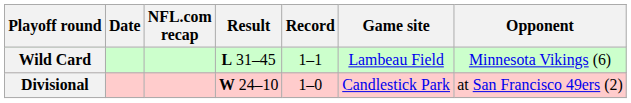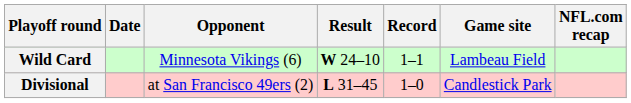columns swapped: (540, 25) <-> (180, 25)
(249, 60) L 31–45 -> (350, 60) W 24–10
(249, 85) W 24–10 -> (350, 85) L 31–45
